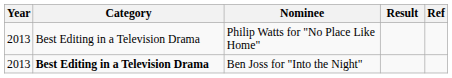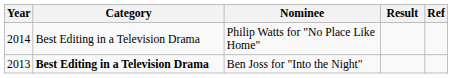(19, 38) 2013 -> (19, 38) 2014
